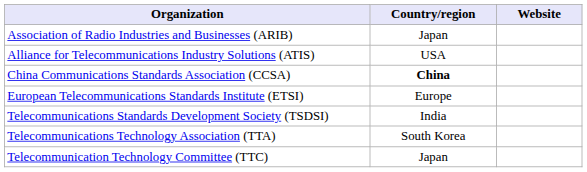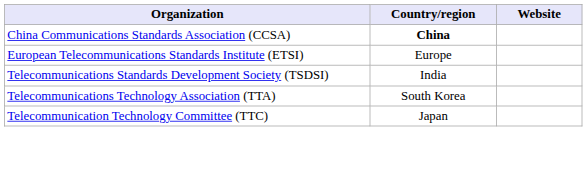- row: (150, 34)
- row: (161, 55)
